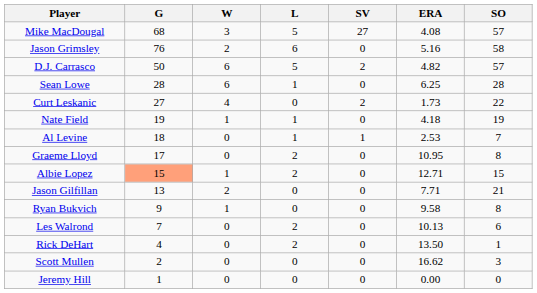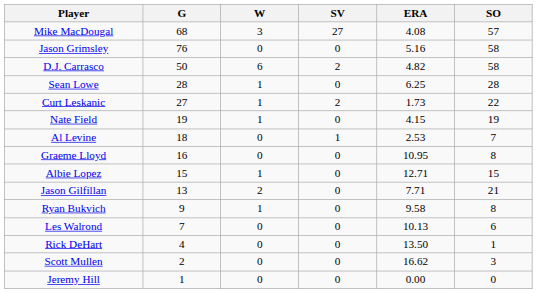- column: (295, 13)
(227, 48) 2 -> (260, 48) 0
(498, 66) 57 -> (493, 66) 58
(227, 84) 6 -> (260, 84) 1
(227, 102) 4 -> (260, 102) 1
(430, 119) 4.18 -> (415, 119) 4.15
(159, 155) 17 -> (182, 155) 16
(159, 173) lightsalmon background -> (182, 173) no background
